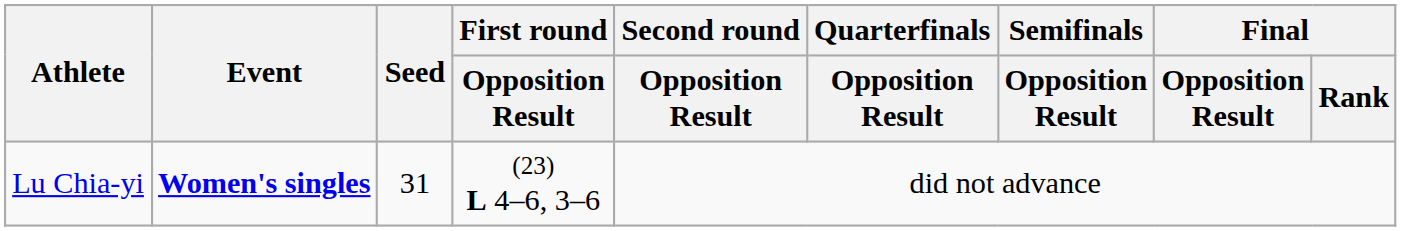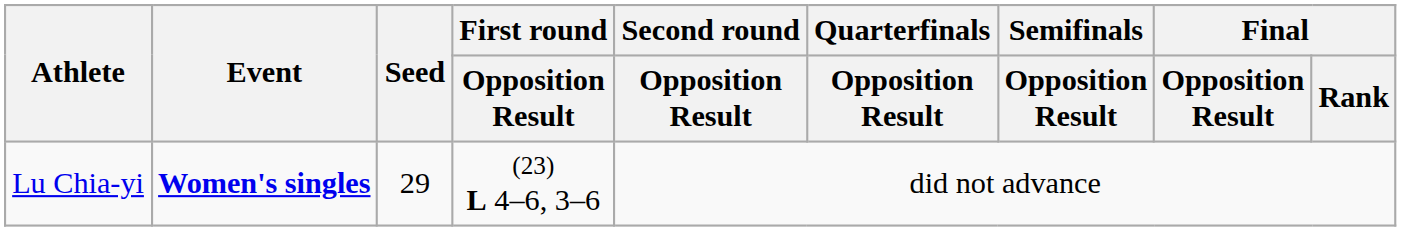(415, 183) 31 -> (415, 183) 29
